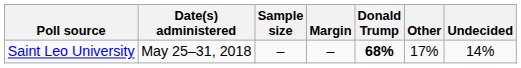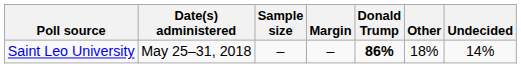(379, 52) 68% -> (379, 52) 86%
(424, 52) 17% -> (424, 52) 18%
